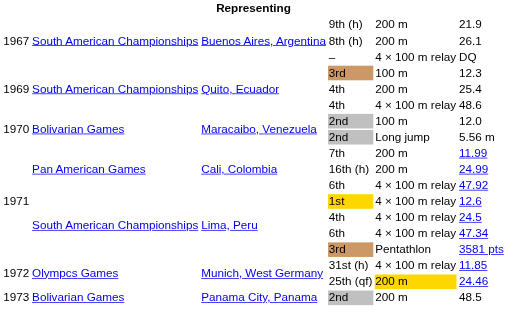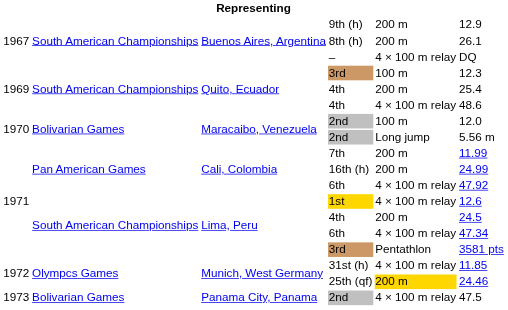(470, 24) 21.9 -> (470, 24) 12.9
(416, 217) 4 × 100 m relay -> (391, 217) 200 m
(391, 297) 200 m -> (416, 297) 4 × 100 m relay
(470, 297) 48.5 -> (470, 297) 47.5
